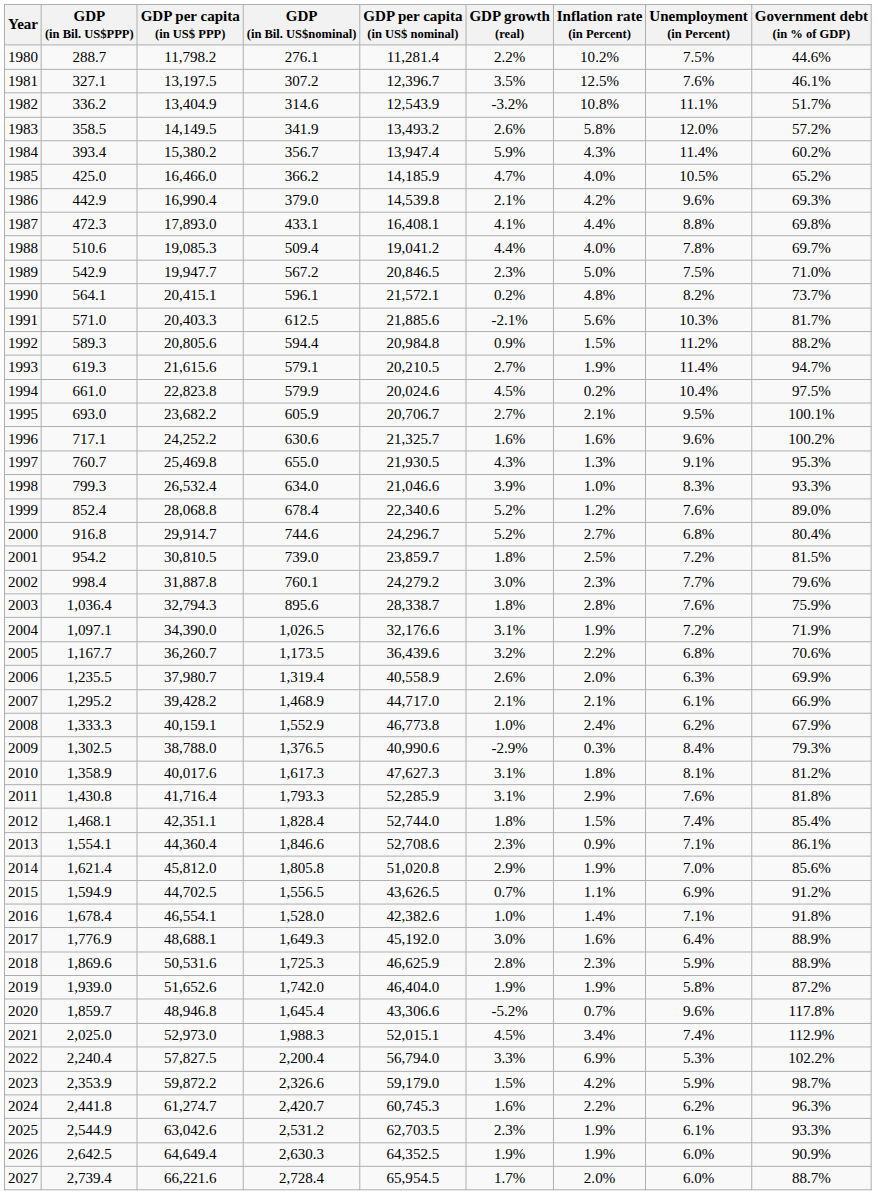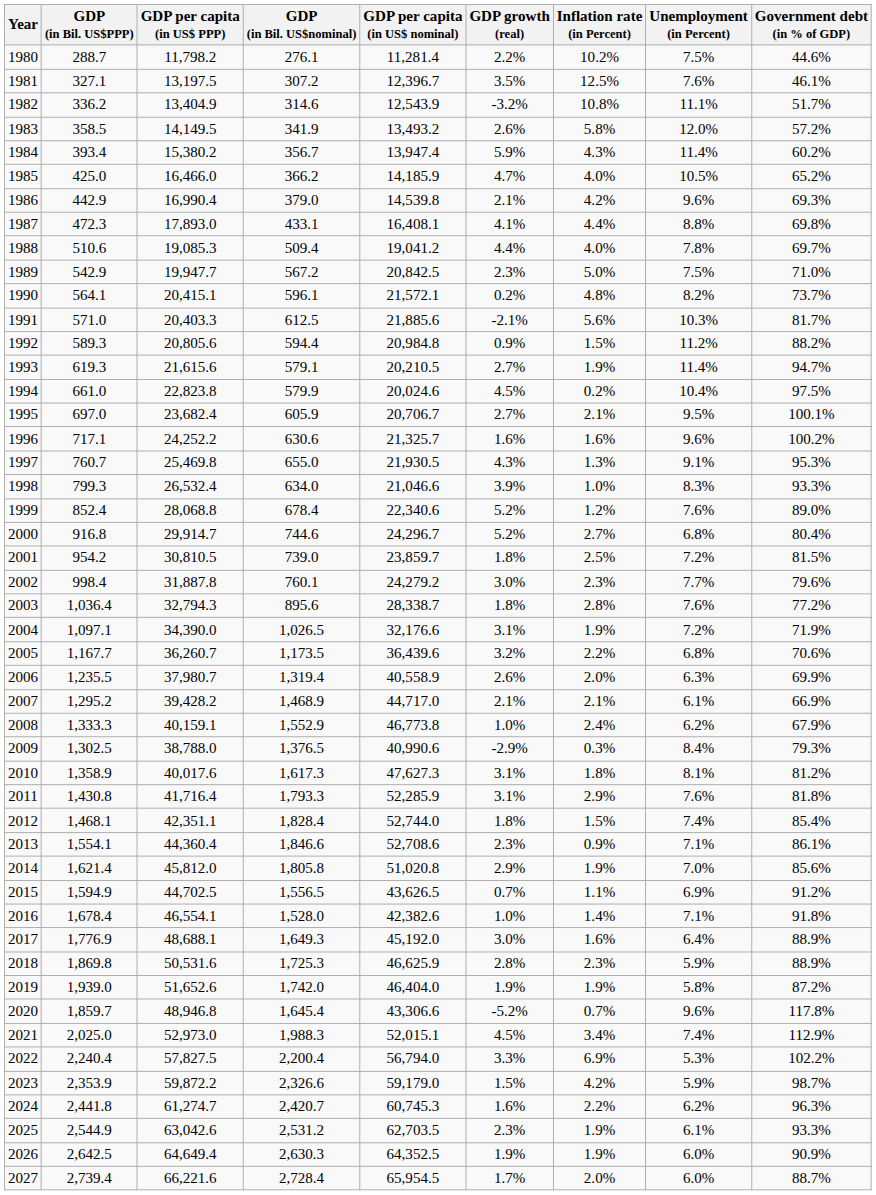(413, 271) 20,846.5 -> (413, 271) 20,842.5
(89, 414) 693.0 -> (89, 414) 697.0
(190, 414) 23,682.2 -> (190, 414) 23,682.4
(811, 605) 75.9% -> (811, 605) 77.2%
(89, 963) 1,869.6 -> (89, 963) 1,869.8
